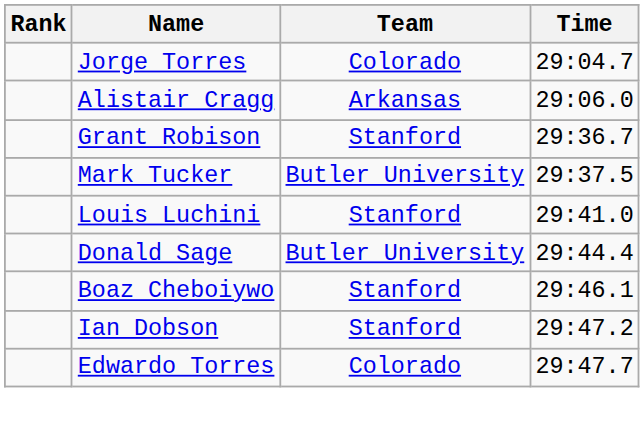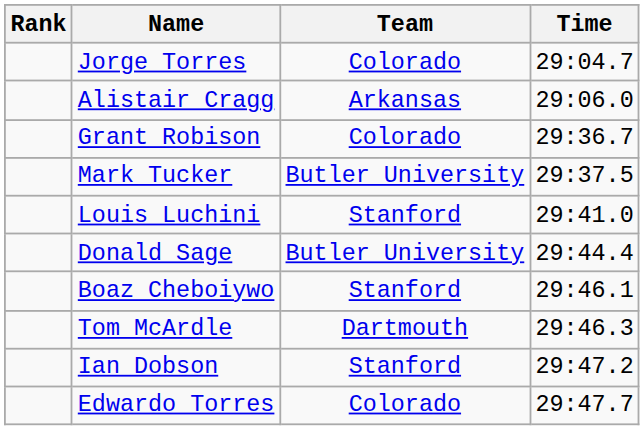(405, 138) Stanford -> (405, 138) Colorado
+ row: (155, 329)
